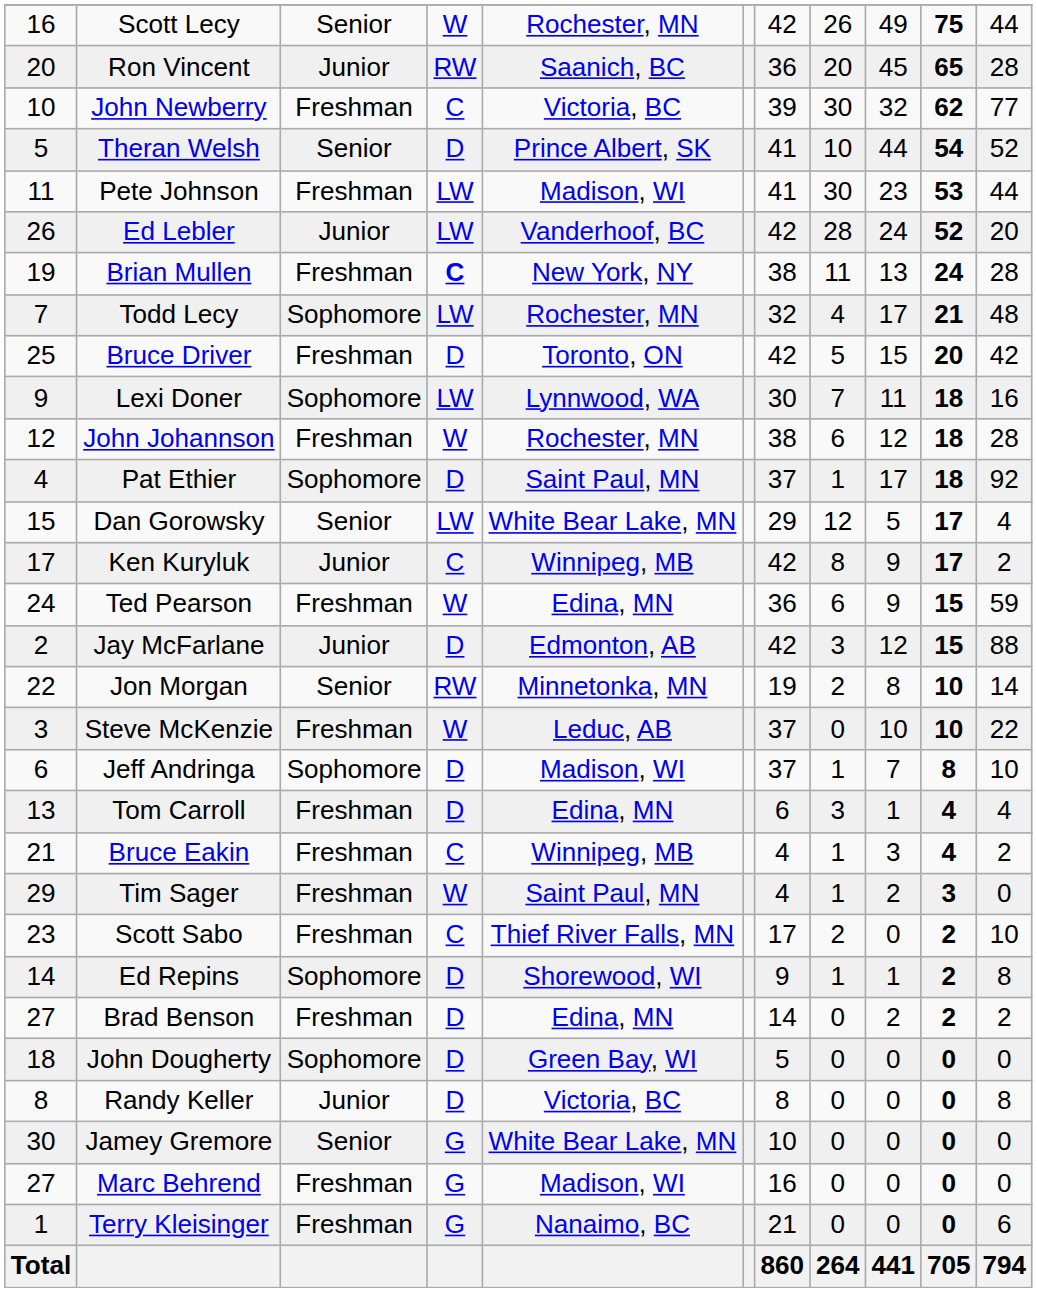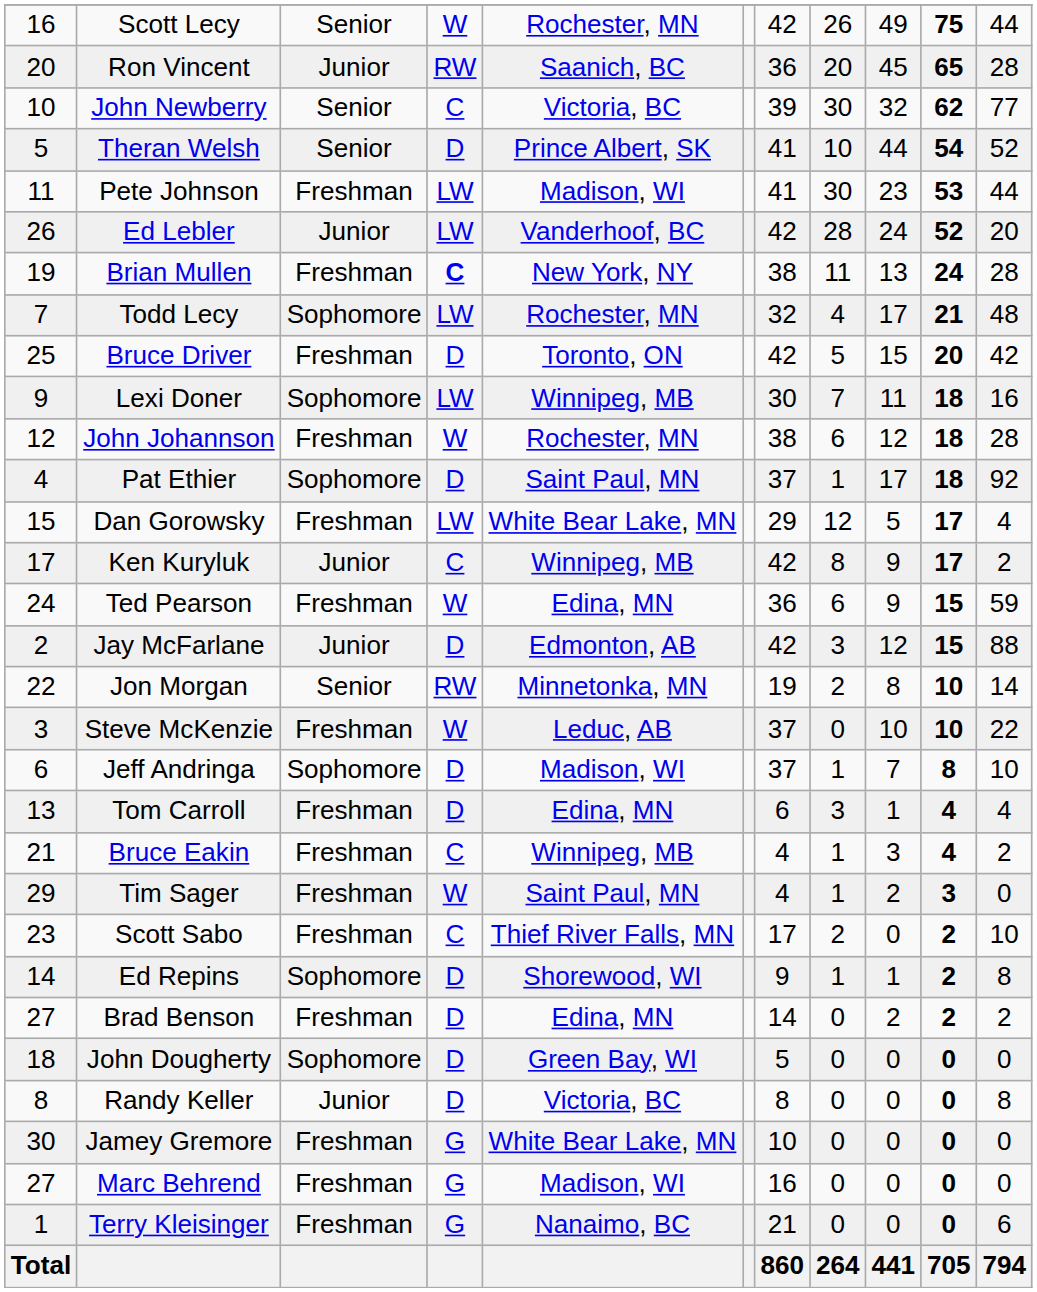(354, 107) Freshman -> (354, 107) Senior
(612, 397) Lynnwood, WA -> (612, 397) Winnipeg, MB
(354, 521) Senior -> (354, 521) Freshman
(354, 1141) Senior -> (354, 1141) Freshman
